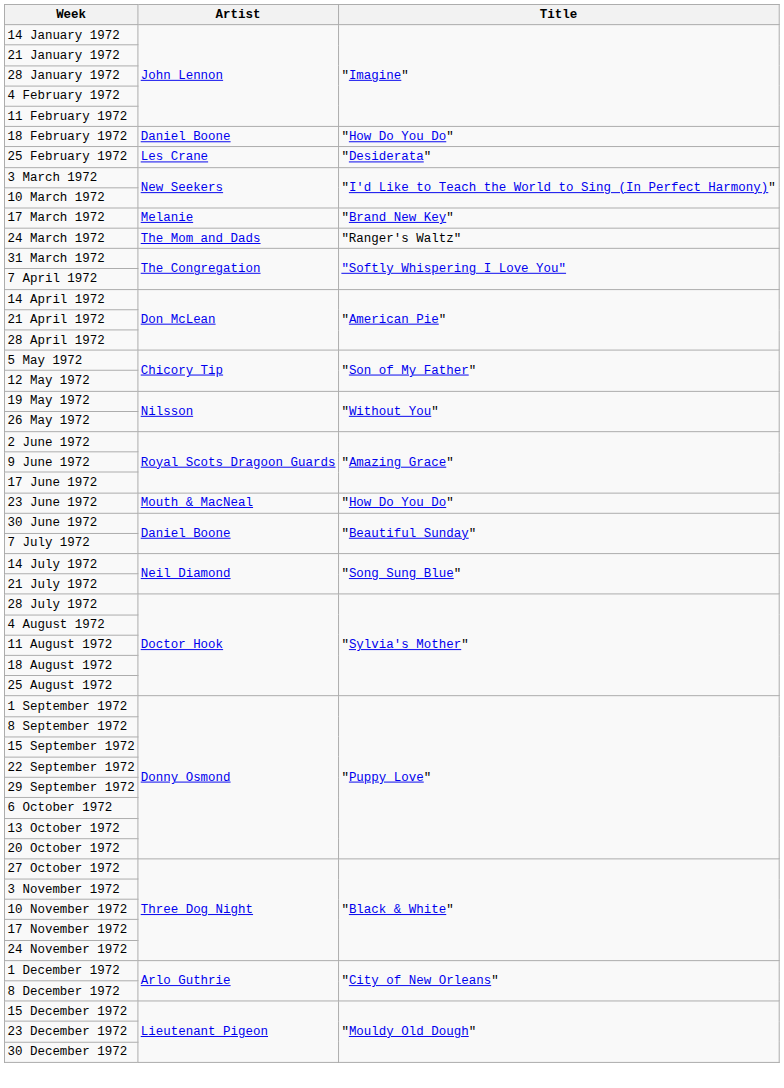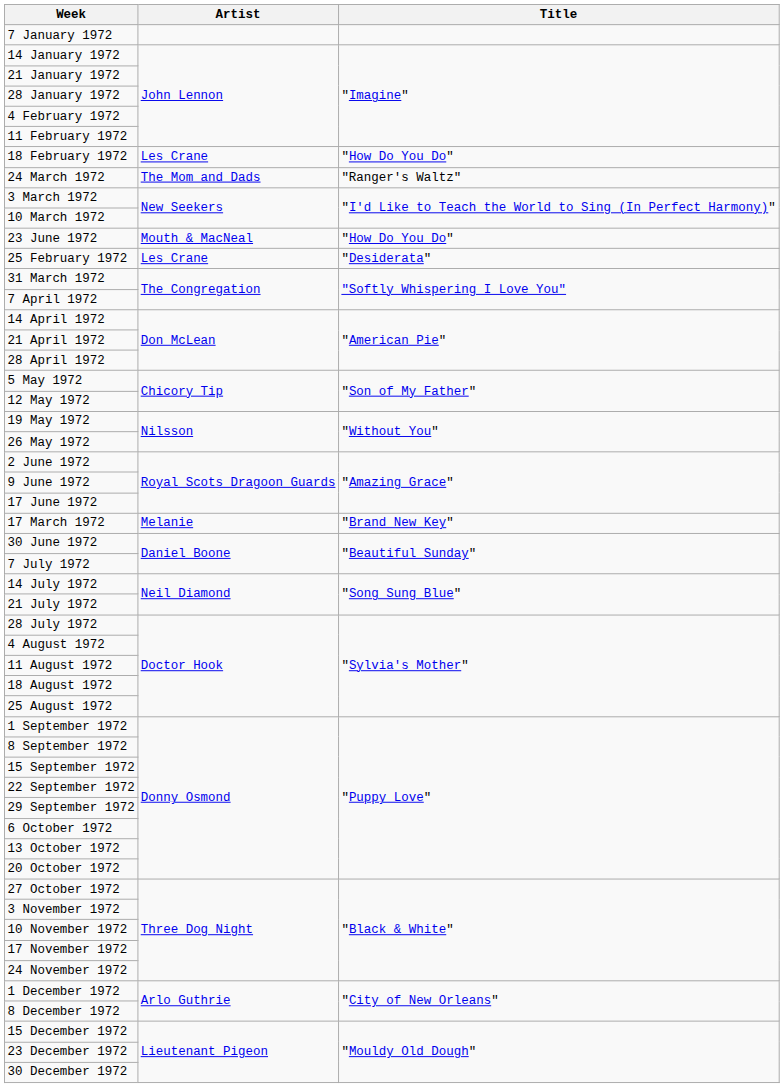+ row: (60, 35)
(186, 137) Daniel Boone -> (174, 157) Les Crane
rows swapped: (67, 157) <-> (56, 238)
rows swapped: (56, 218) <-> (52, 503)
